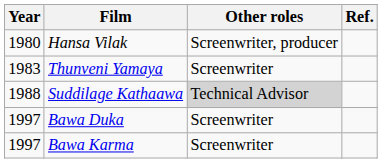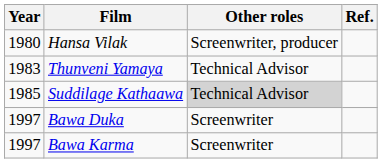(232, 68) Screenwriter -> (249, 68) Technical Advisor
(24, 94) 1988 -> (24, 94) 1985
